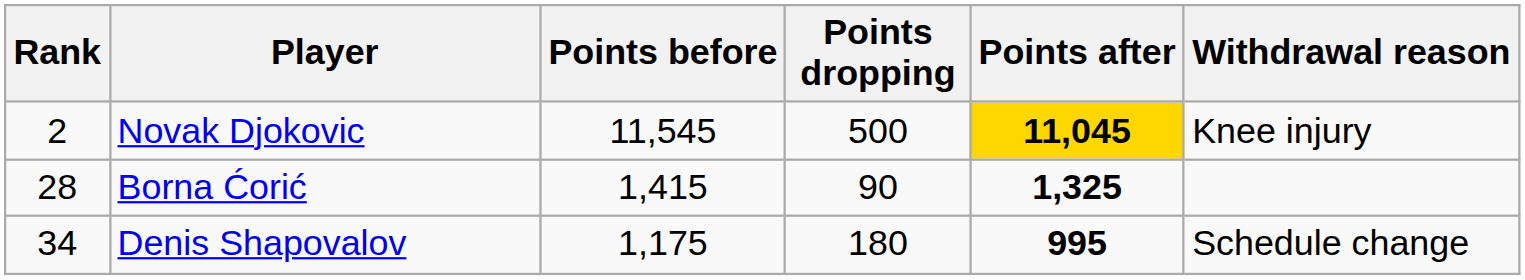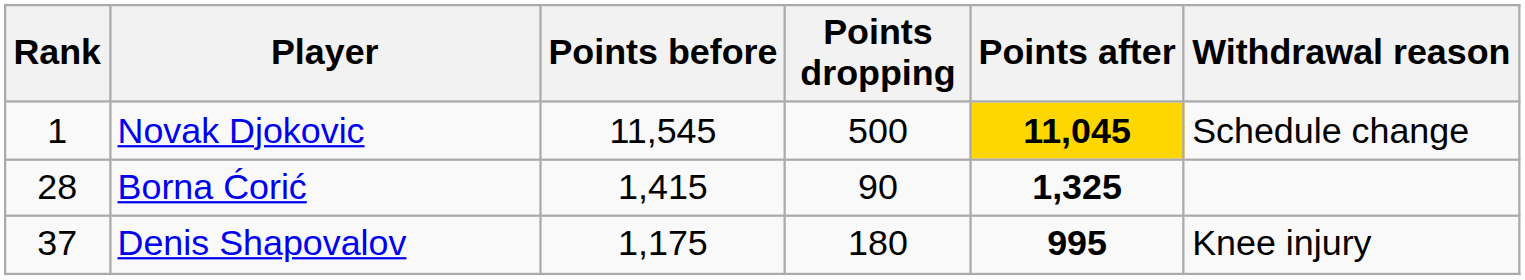(57, 130) 2 -> (57, 130) 1
(1282, 130) Knee injury -> (1331, 130) Schedule change
(57, 243) 34 -> (57, 243) 37
(1331, 243) Schedule change -> (1282, 243) Knee injury
